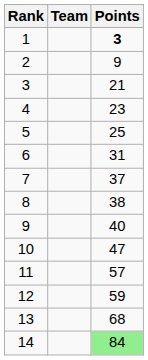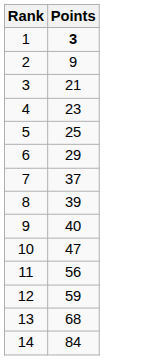- column: (69, 16)
(117, 156) 31 -> (73, 156) 29
(117, 202) 38 -> (73, 202) 39
(117, 272) 57 -> (73, 272) 56
(117, 343) lightgreen background -> (73, 343) no background
